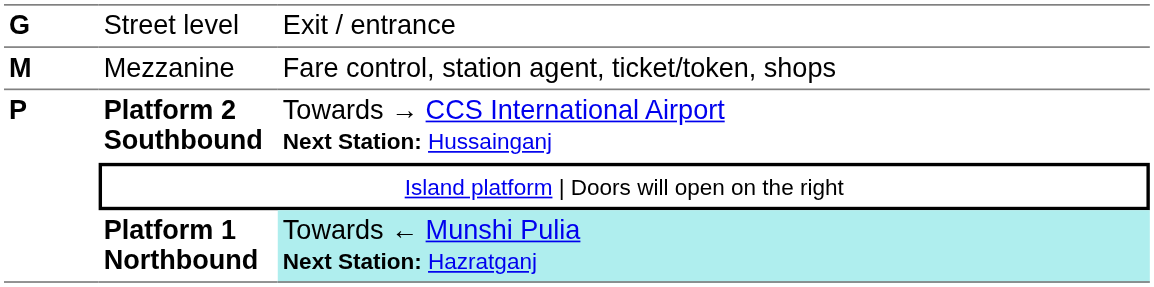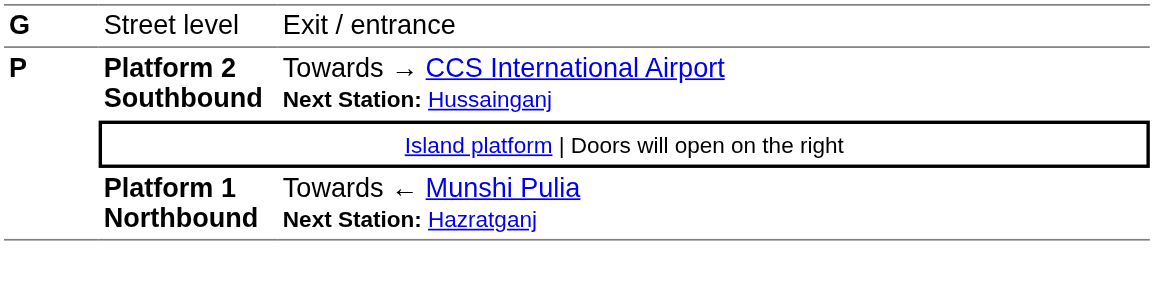- row: (169, 67)
(432, 245) paleturquoise background -> (432, 203) no background
